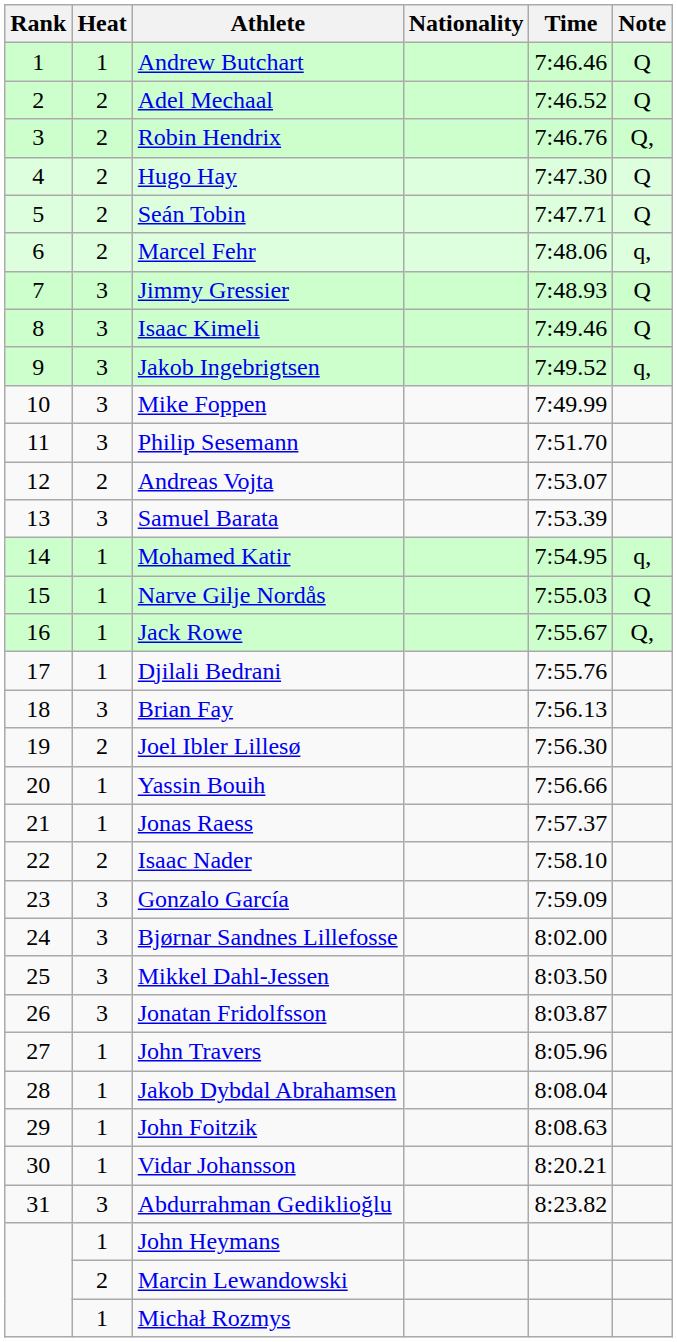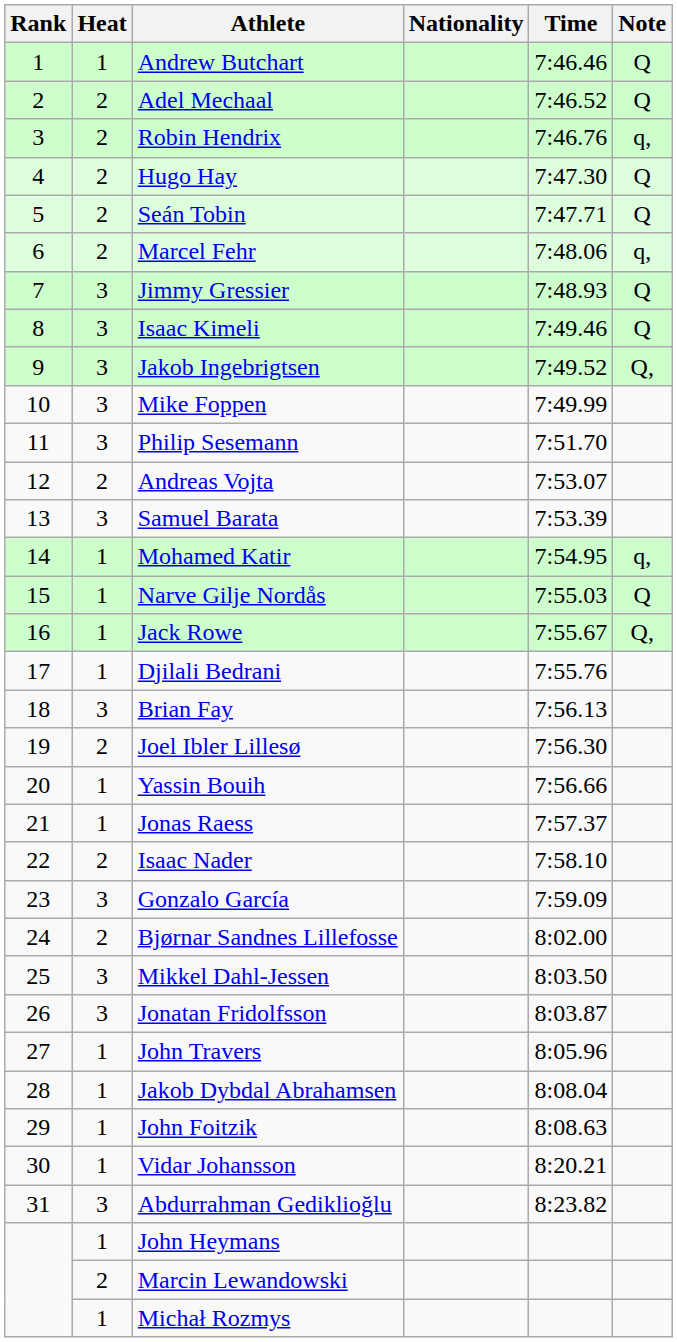(642, 137) Q, -> (642, 137) q,
(642, 366) q, -> (642, 366) Q,
(102, 937) 3 -> (102, 937) 2
